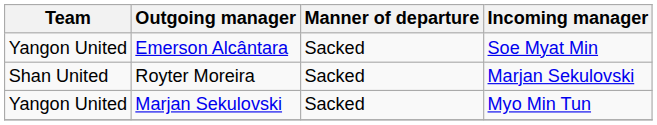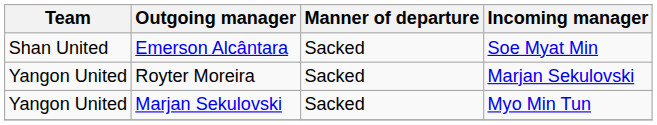(68, 47) Yangon United -> (58, 47) Shan United
(58, 76) Shan United -> (68, 76) Yangon United
